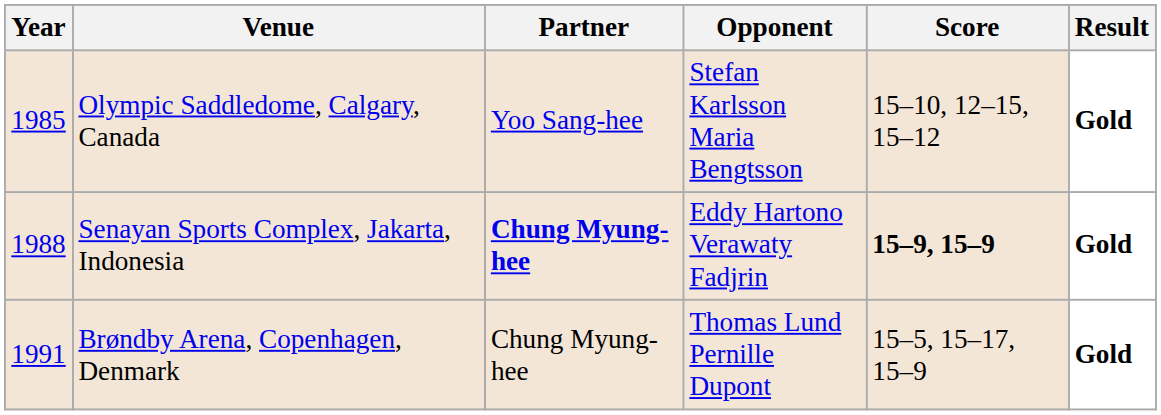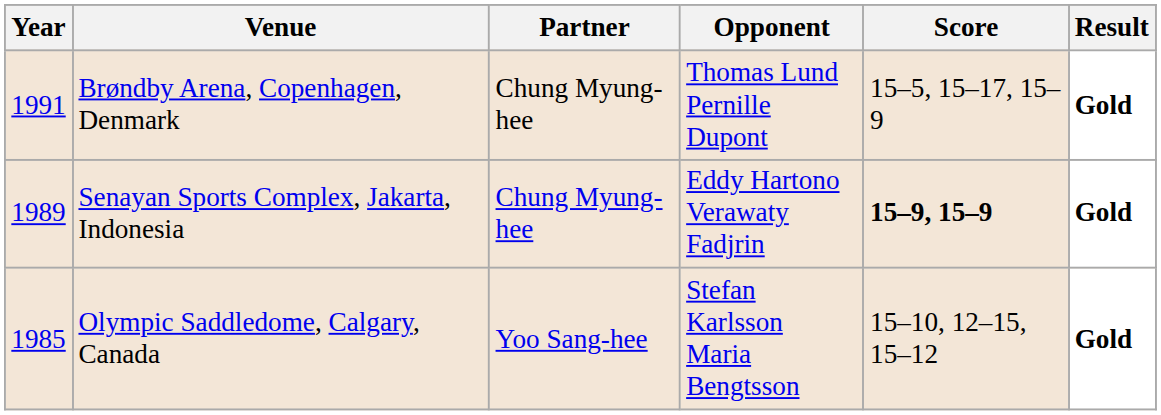rows swapped: (249, 120) <-> (240, 354)
(39, 245) 1988 -> (39, 213) 1989
(580, 245) bold -> (579, 213) normal
